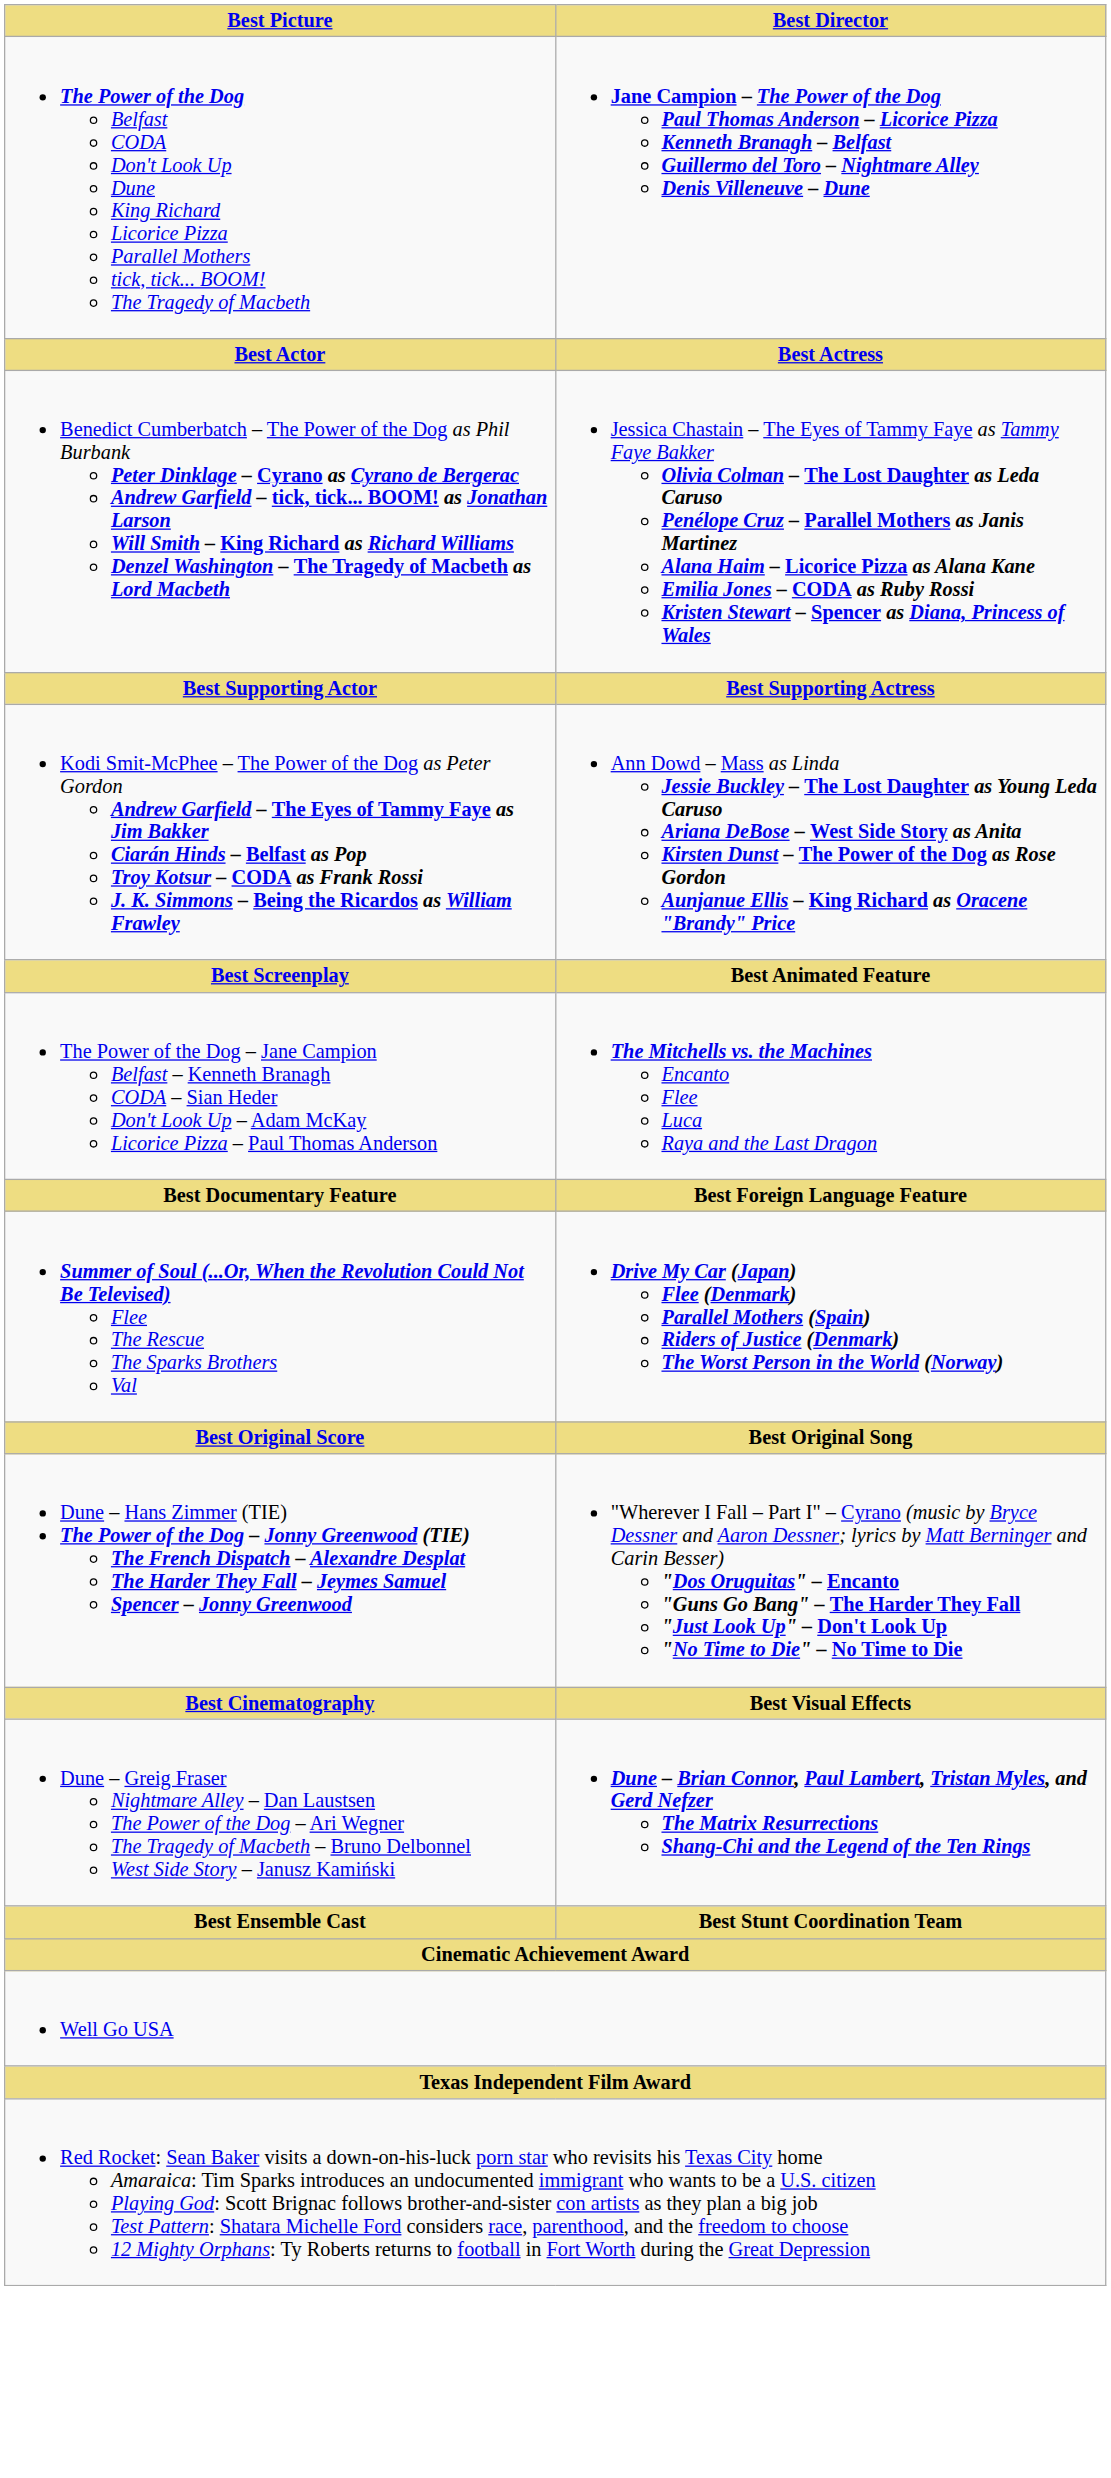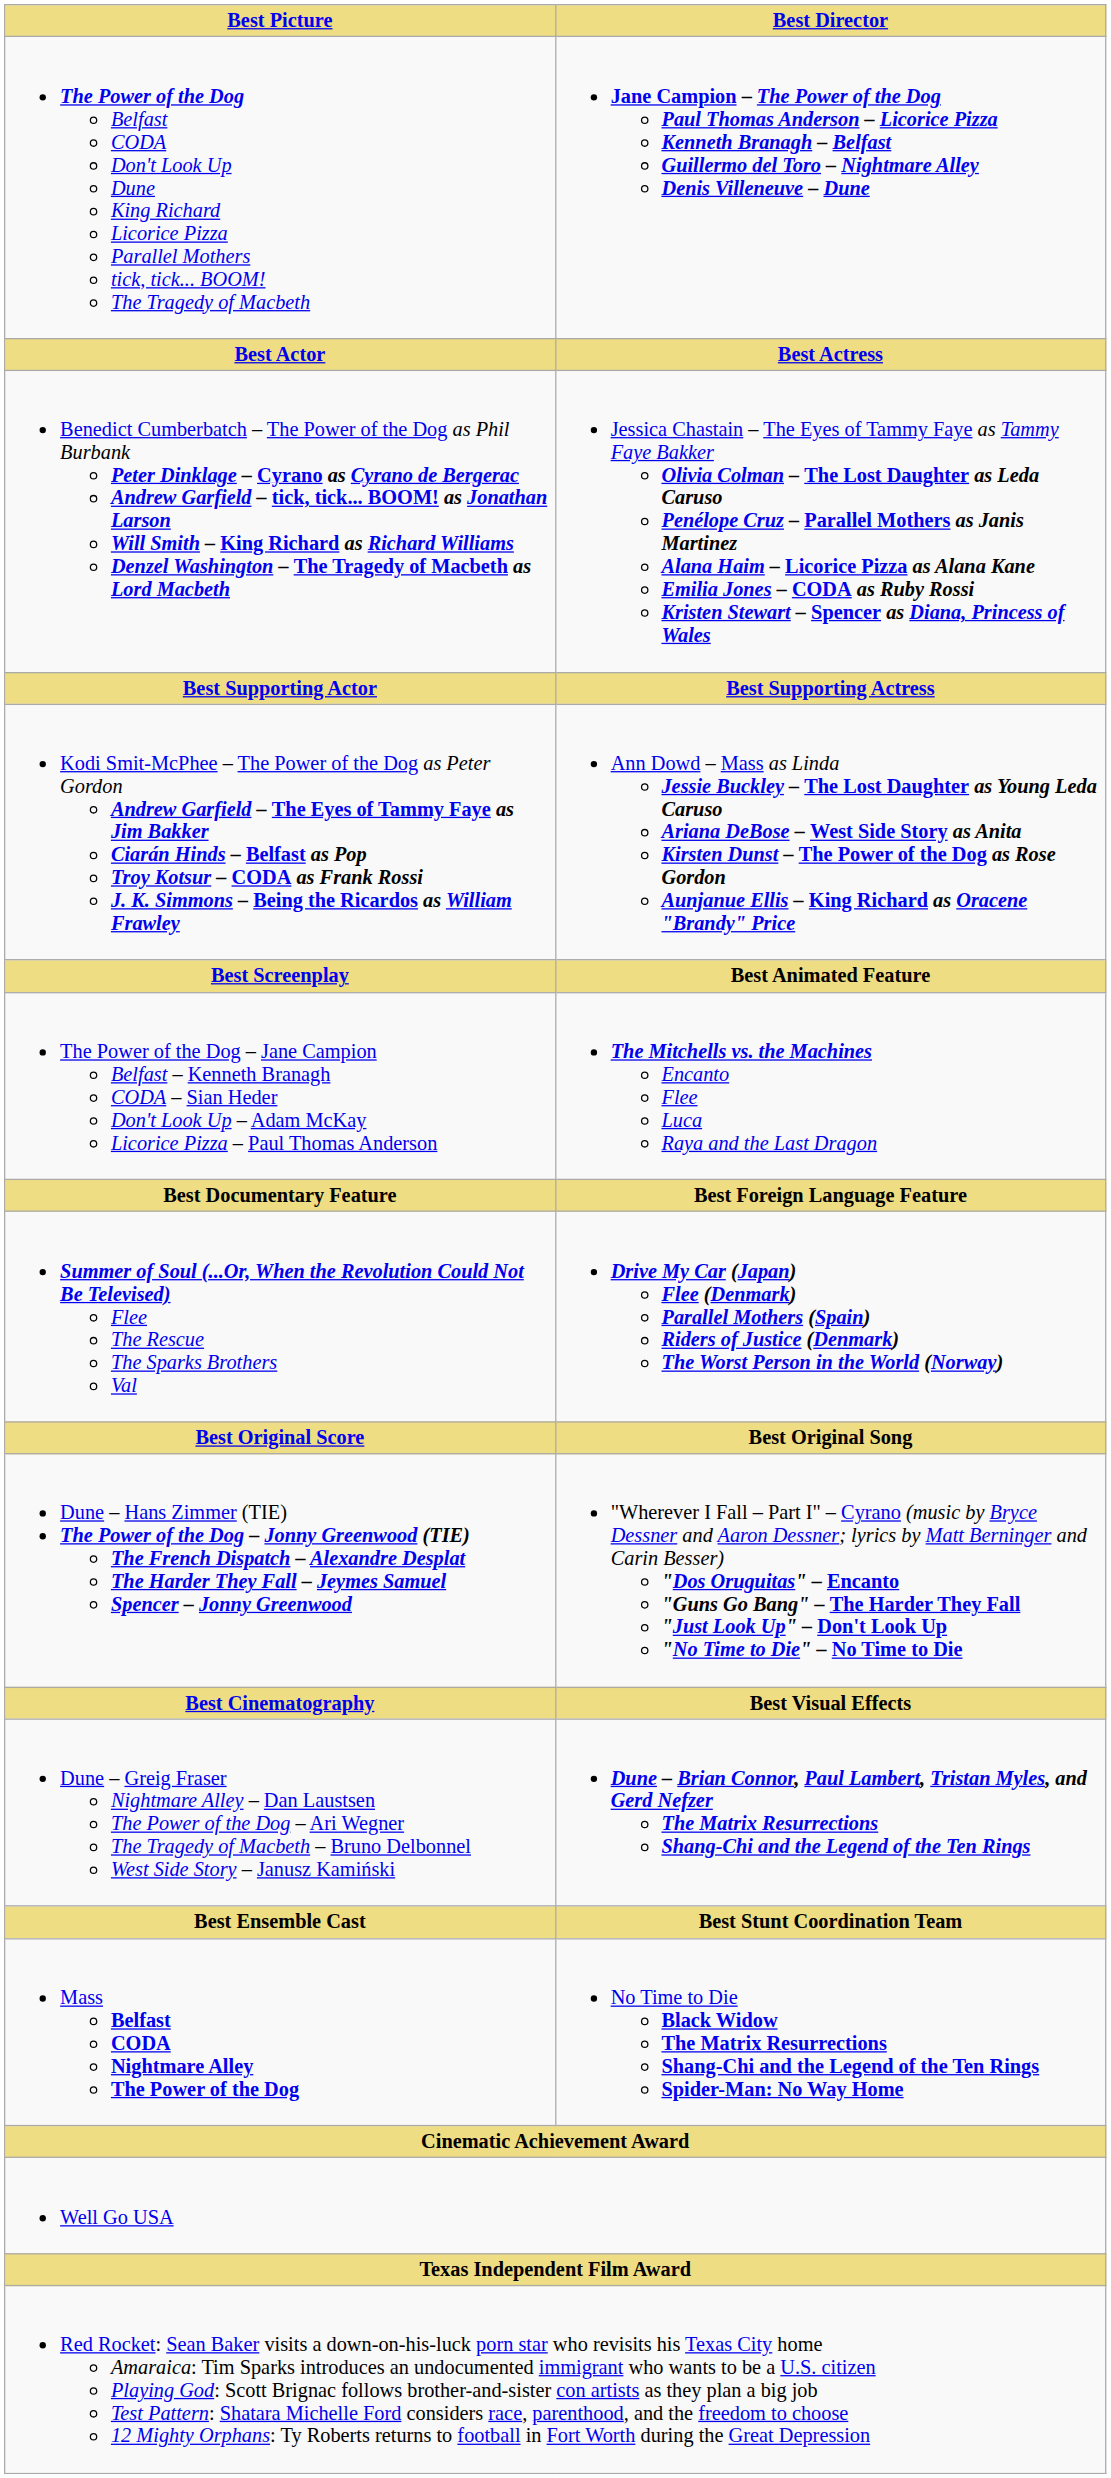+ row: (280, 2043)
